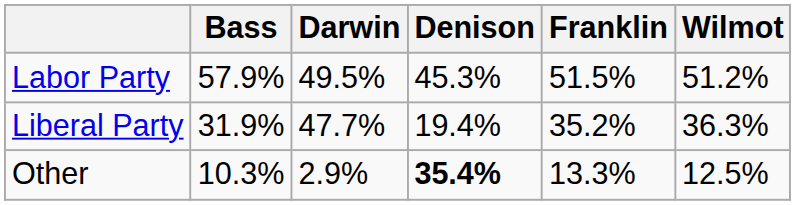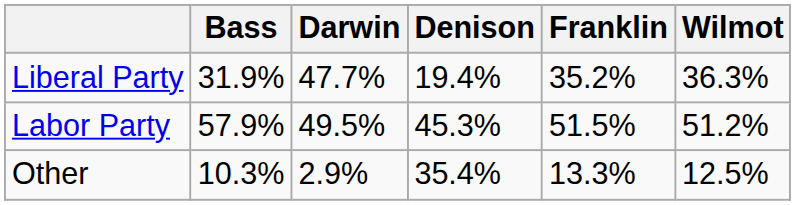rows swapped: (91, 77) <-> (98, 125)
(458, 174) bold -> (458, 174) normal
